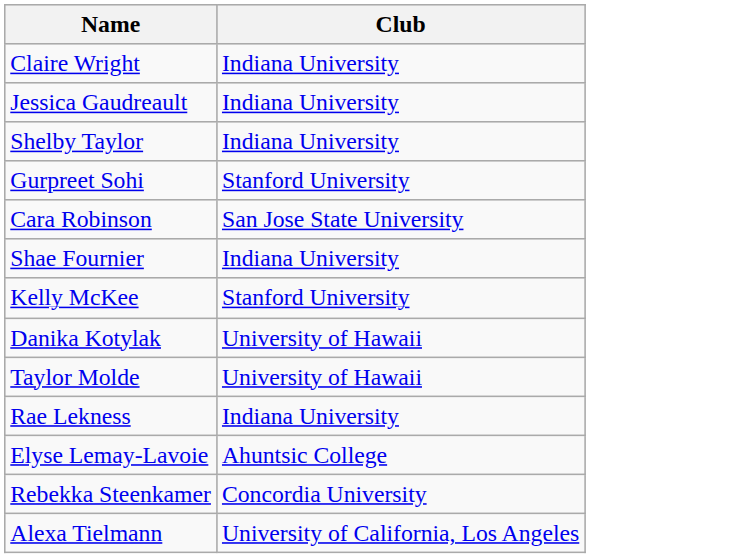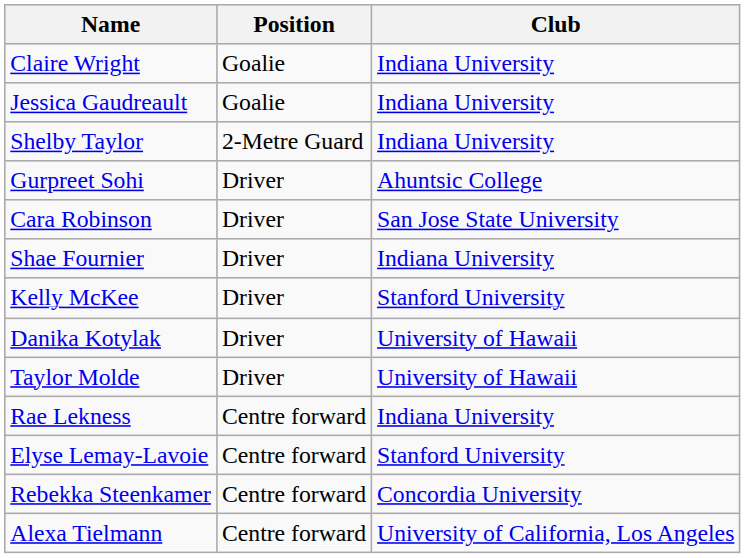+ column: (294, 24)
(316, 180) Stanford University -> (460, 180) Ahuntsic College
(305, 454) Ahuntsic College -> (471, 454) Stanford University
